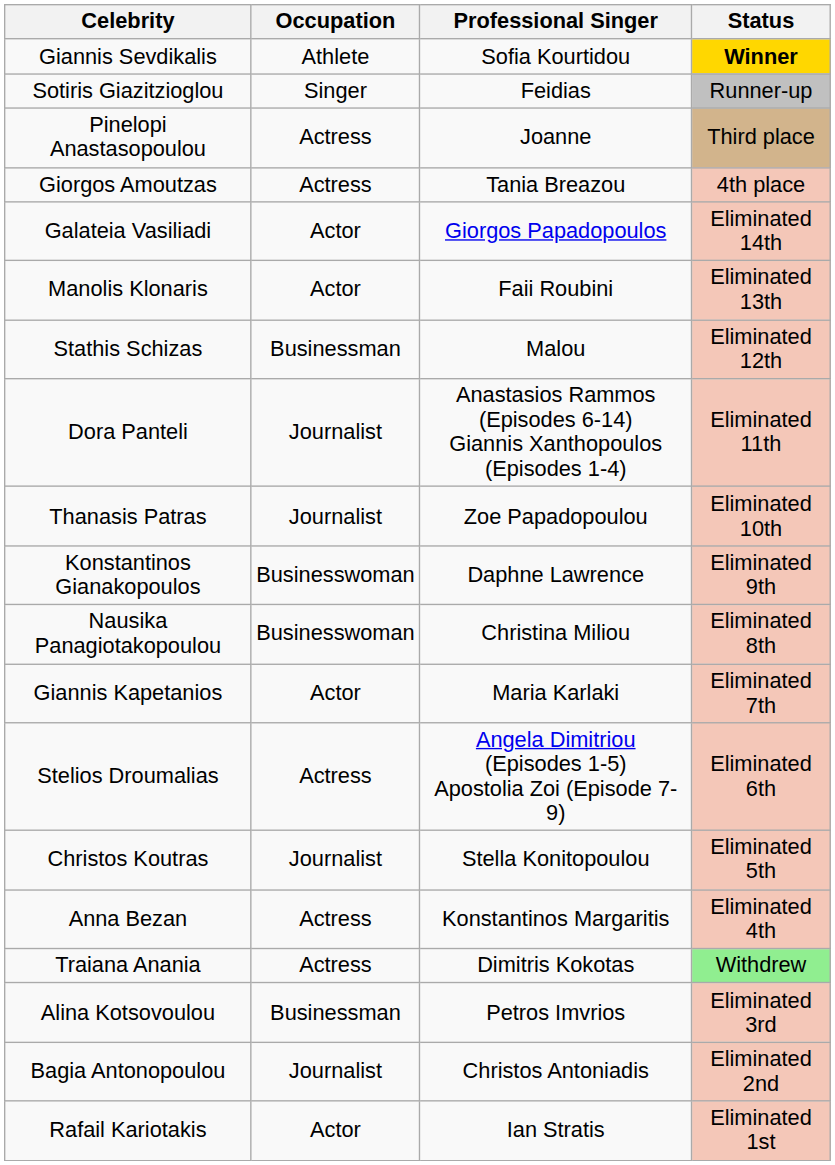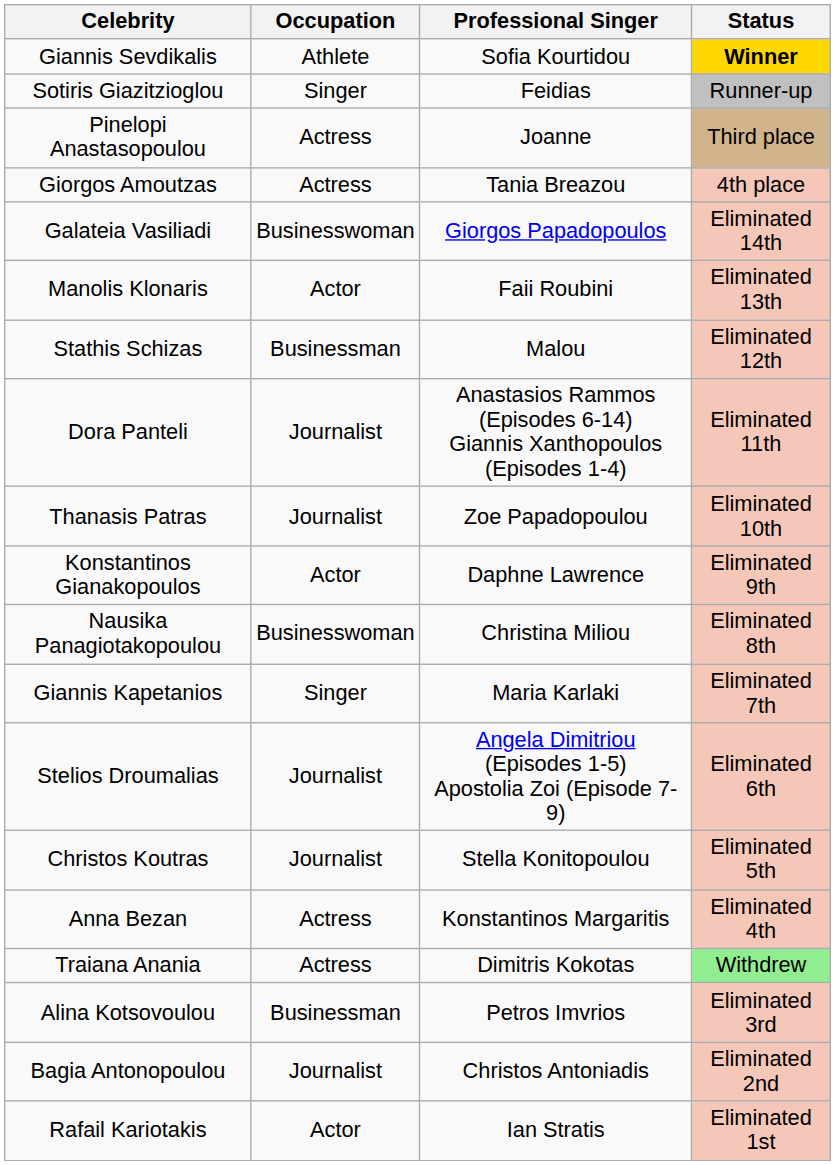(335, 231) Actor -> (335, 231) Businesswoman
(335, 574) Businesswoman -> (335, 574) Actor
(335, 692) Actor -> (335, 692) Singer
(335, 776) Actress -> (335, 776) Journalist
